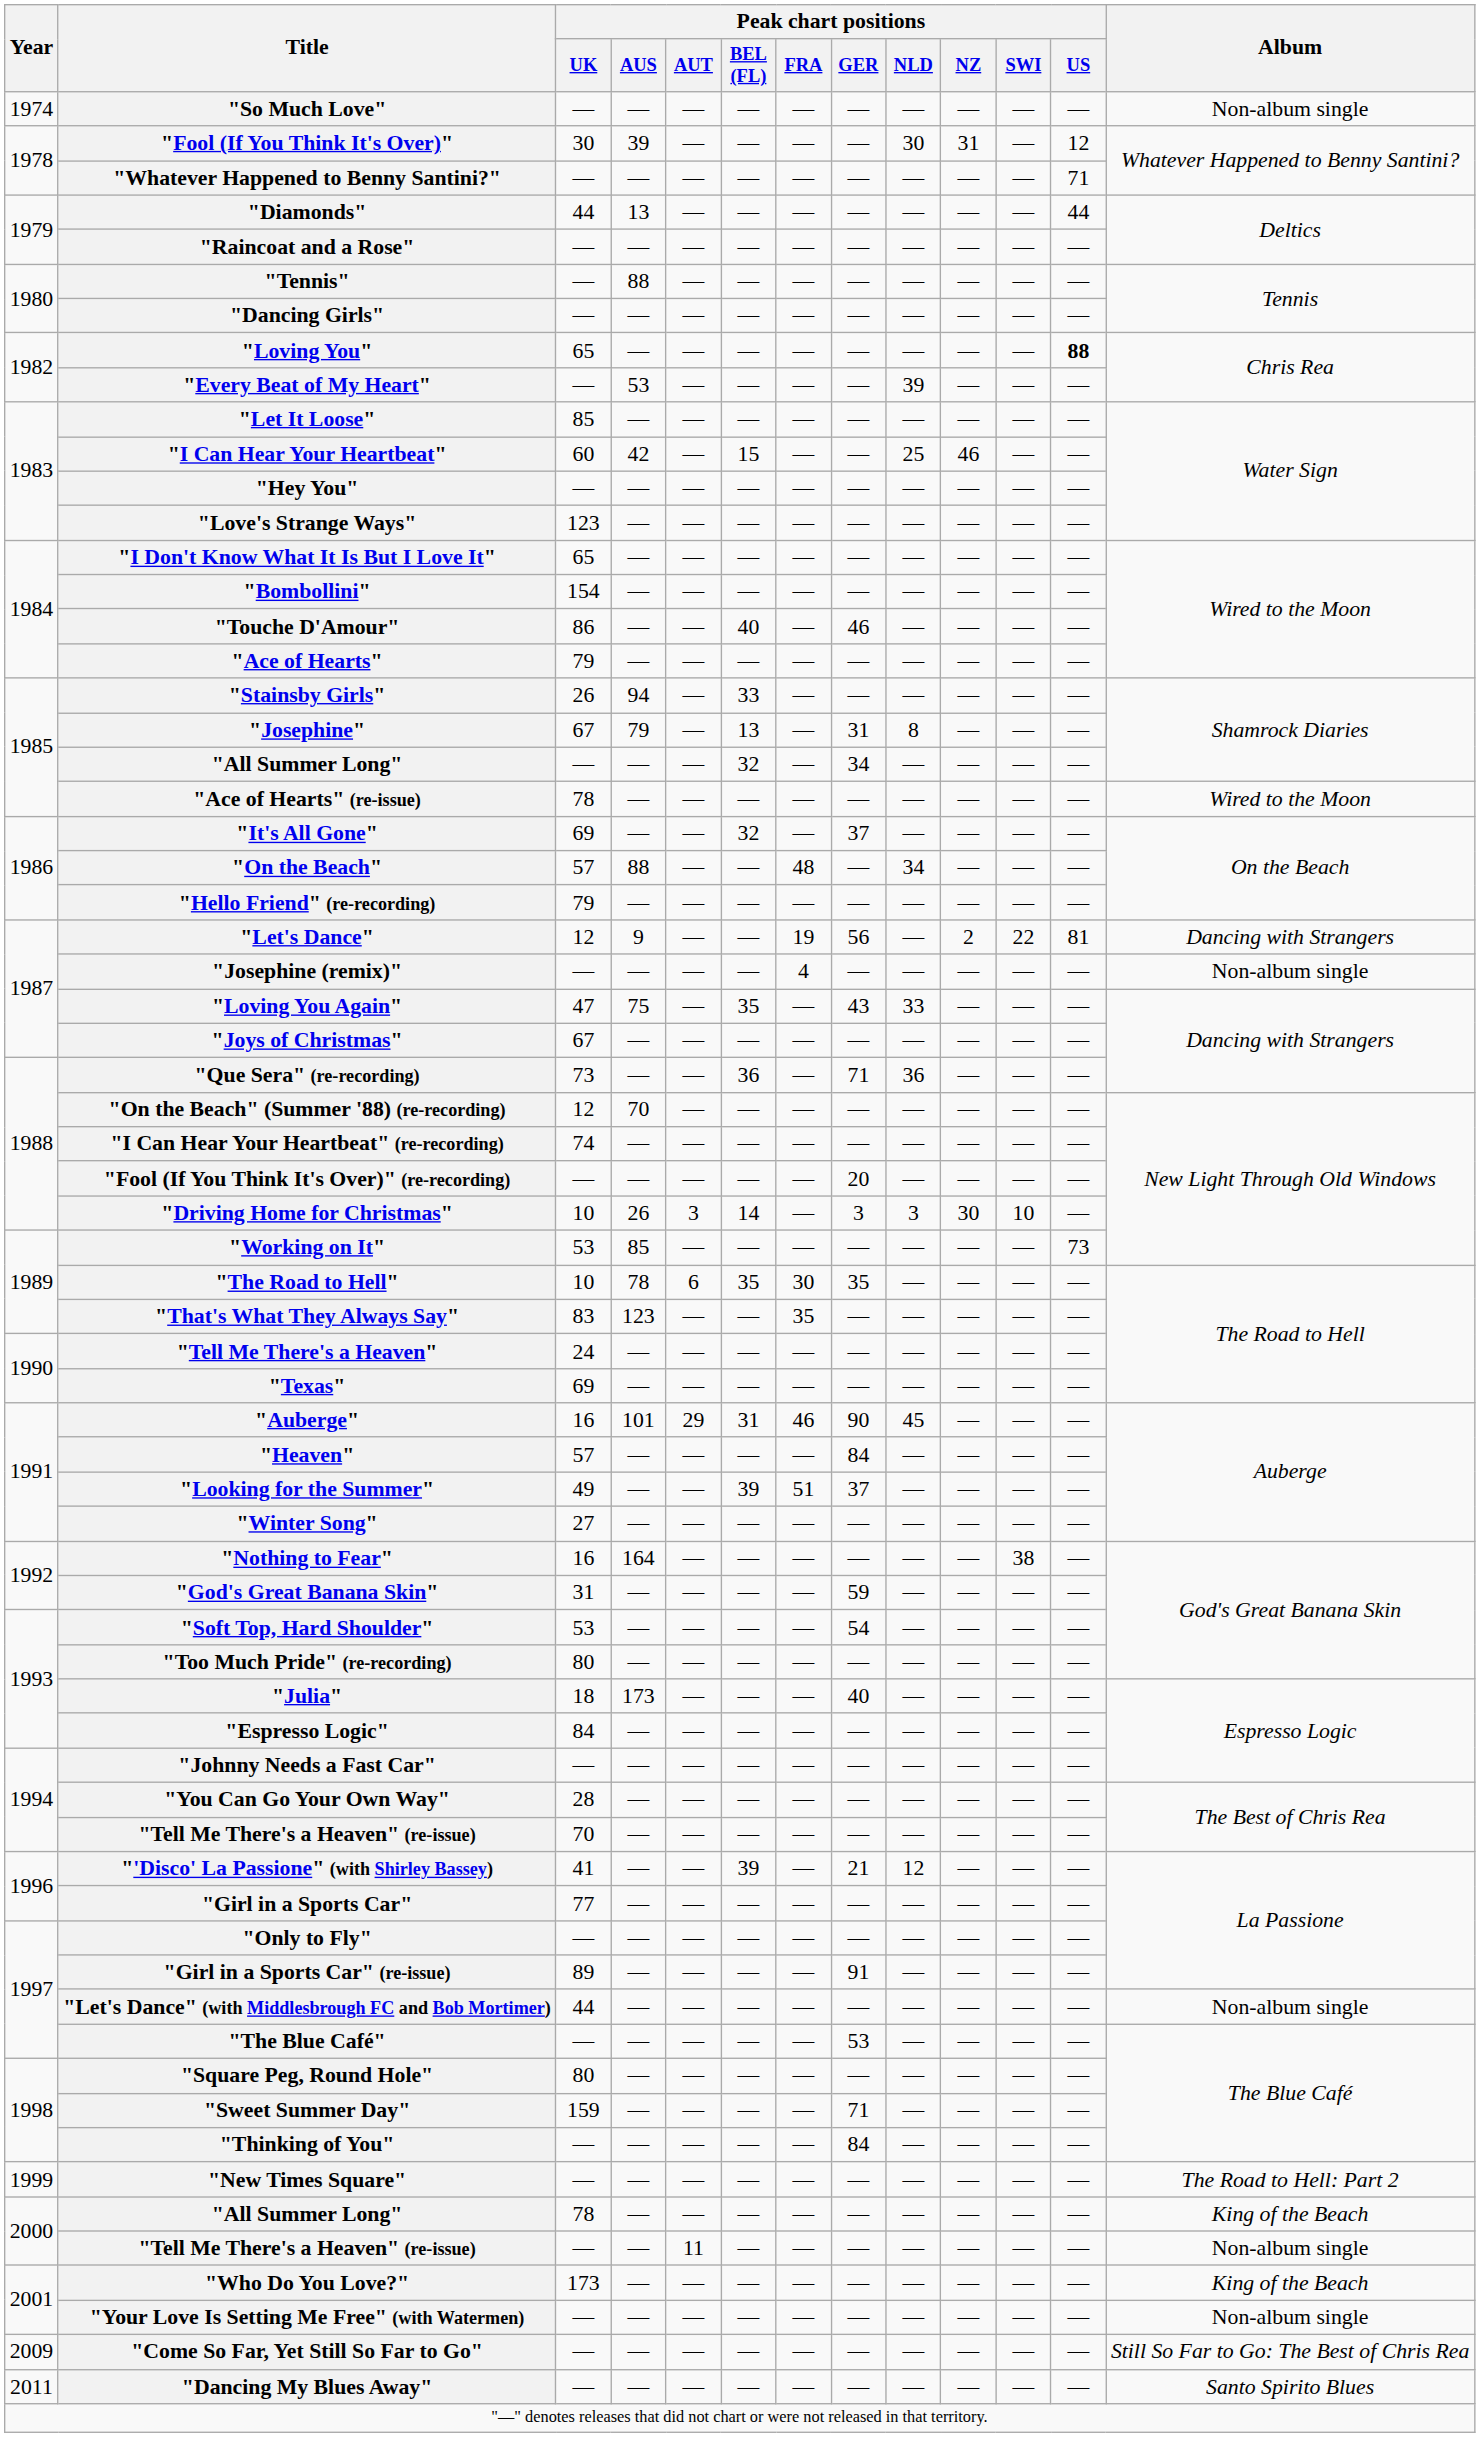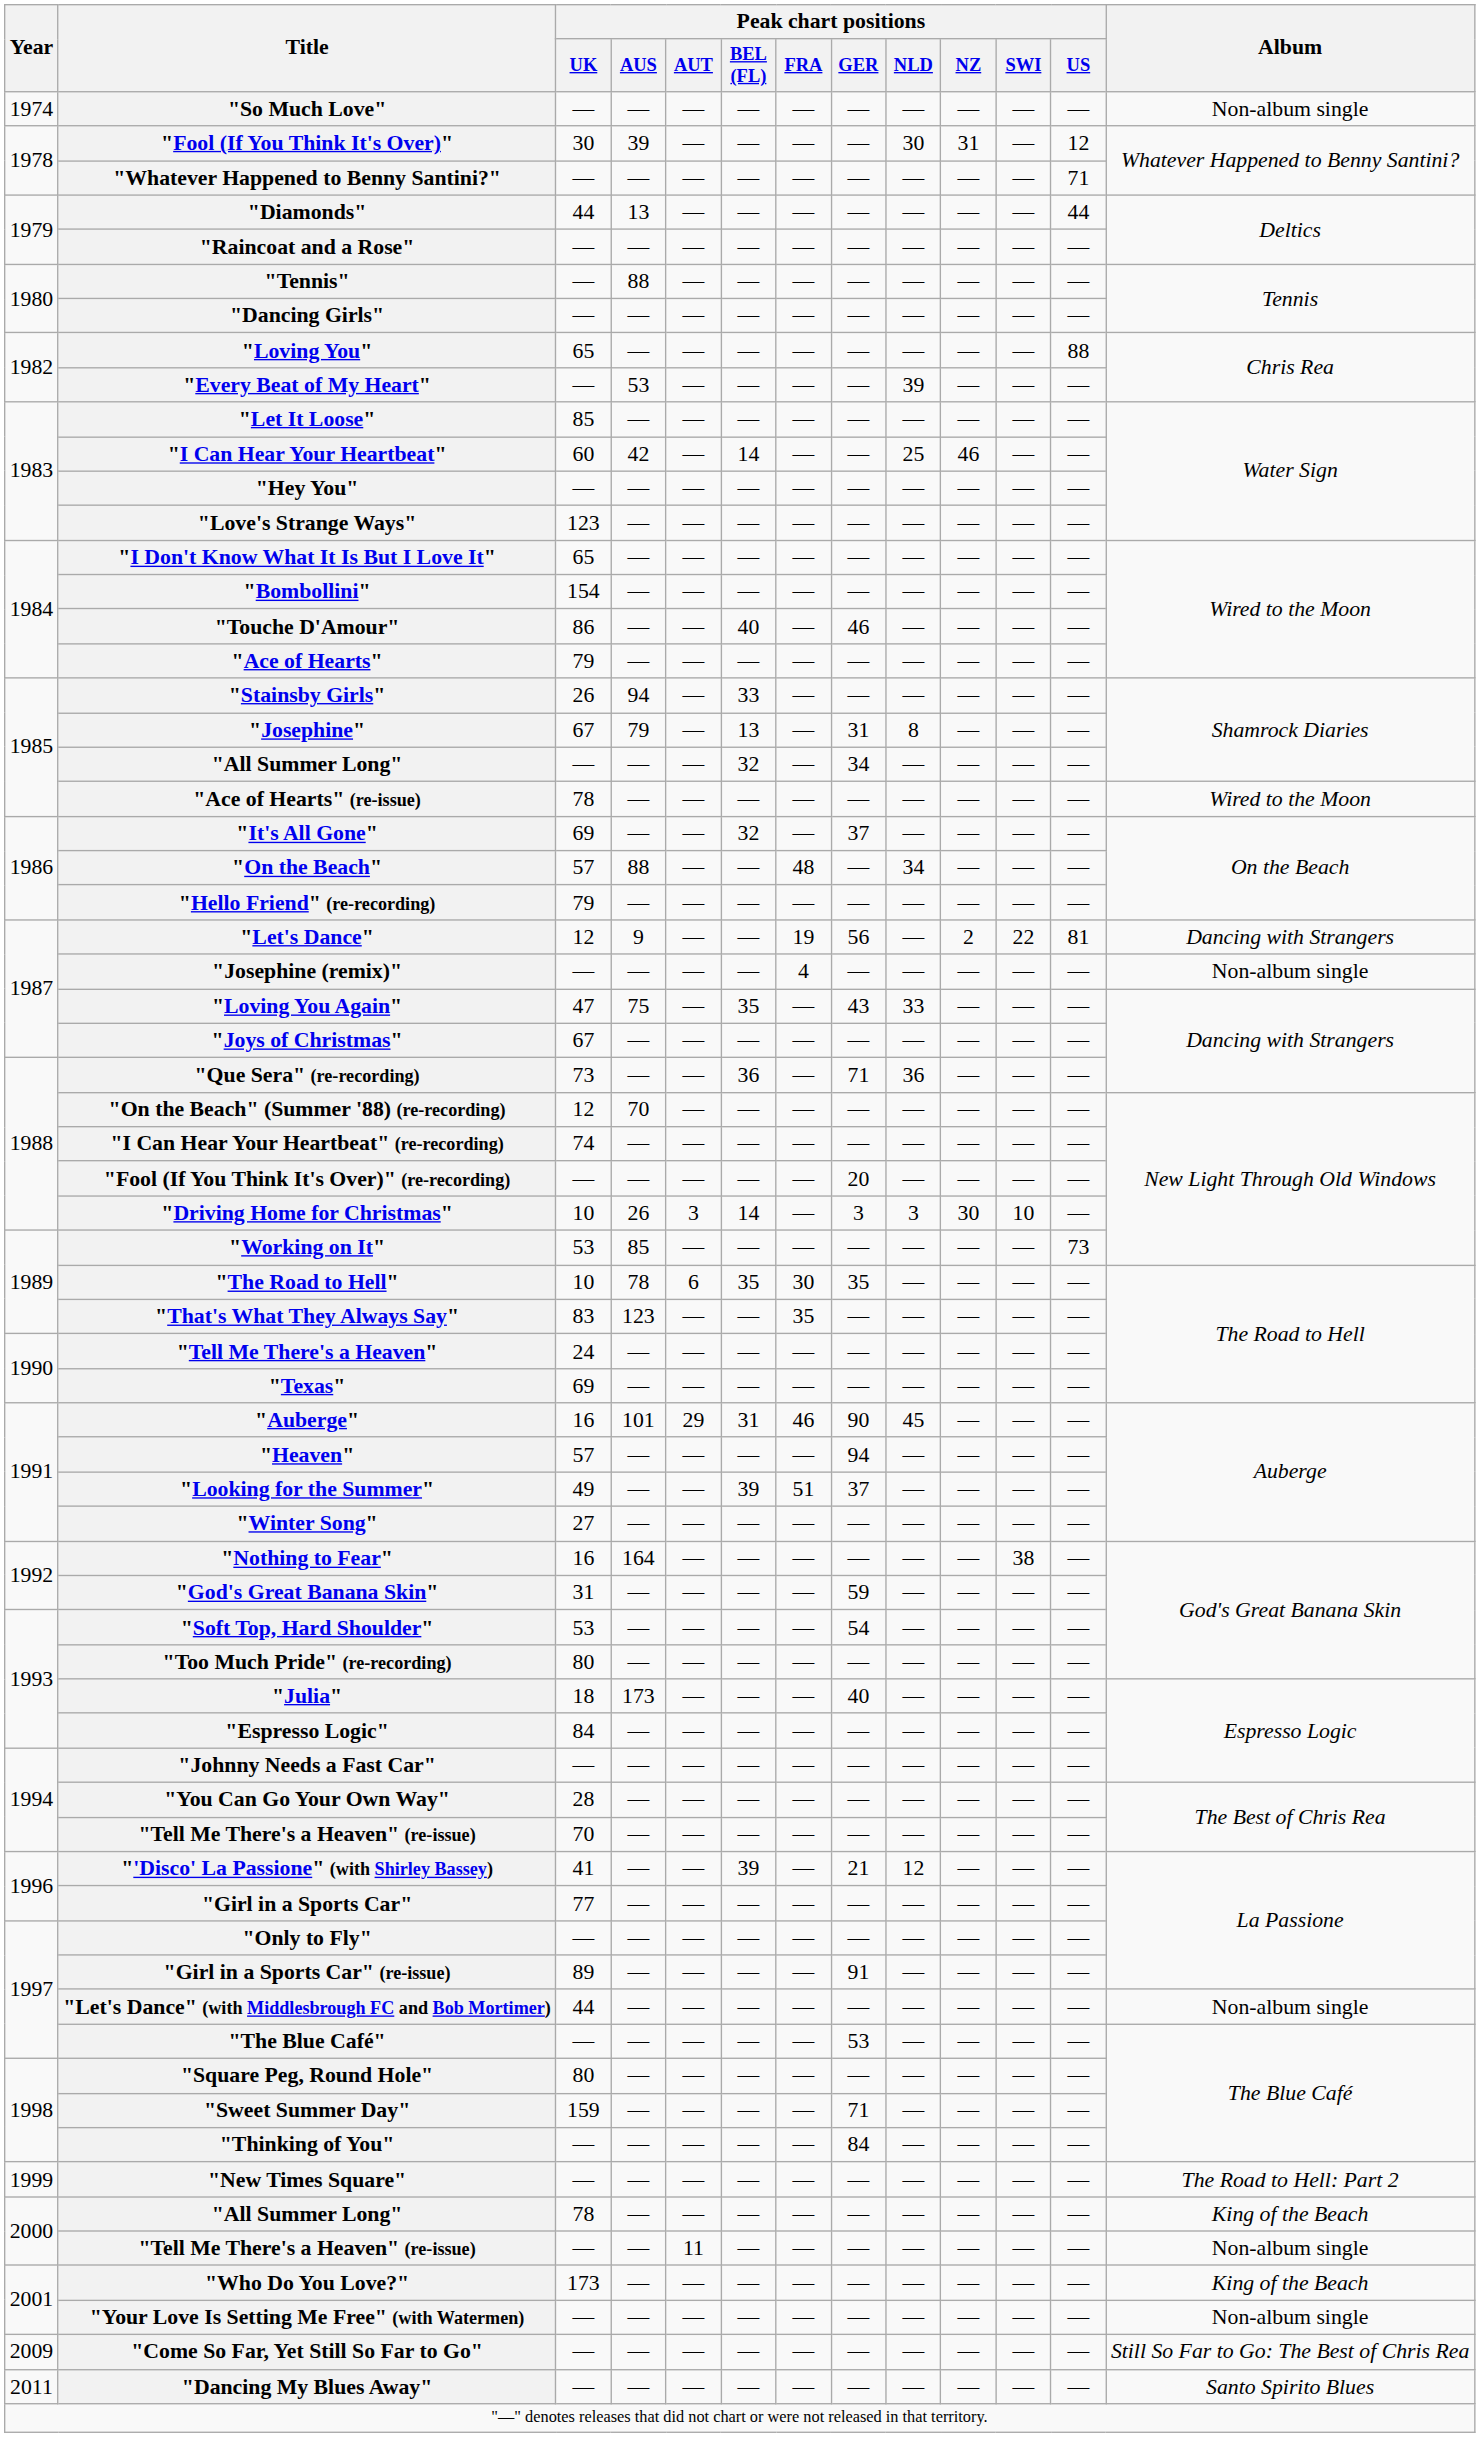(1078, 350) bold -> (1078, 350) normal
(748, 453) 15 -> (748, 453) 14
(858, 1454) 84 -> (858, 1454) 94
